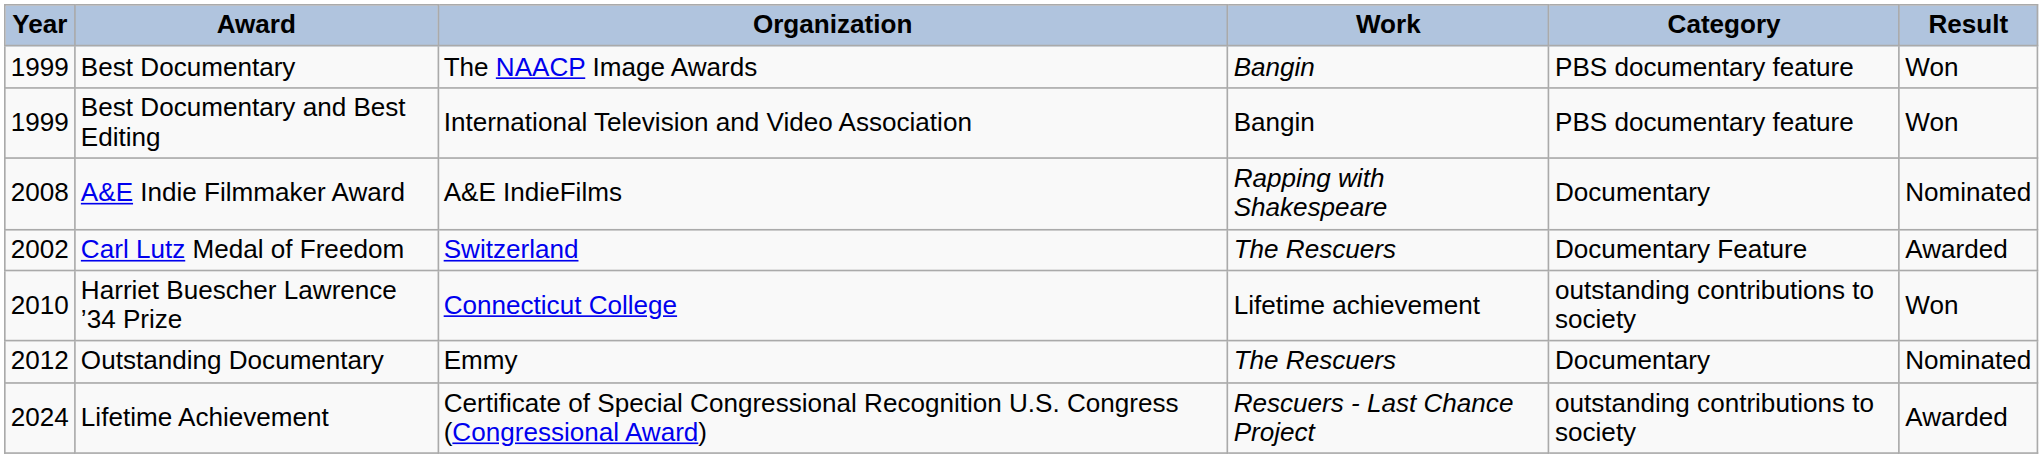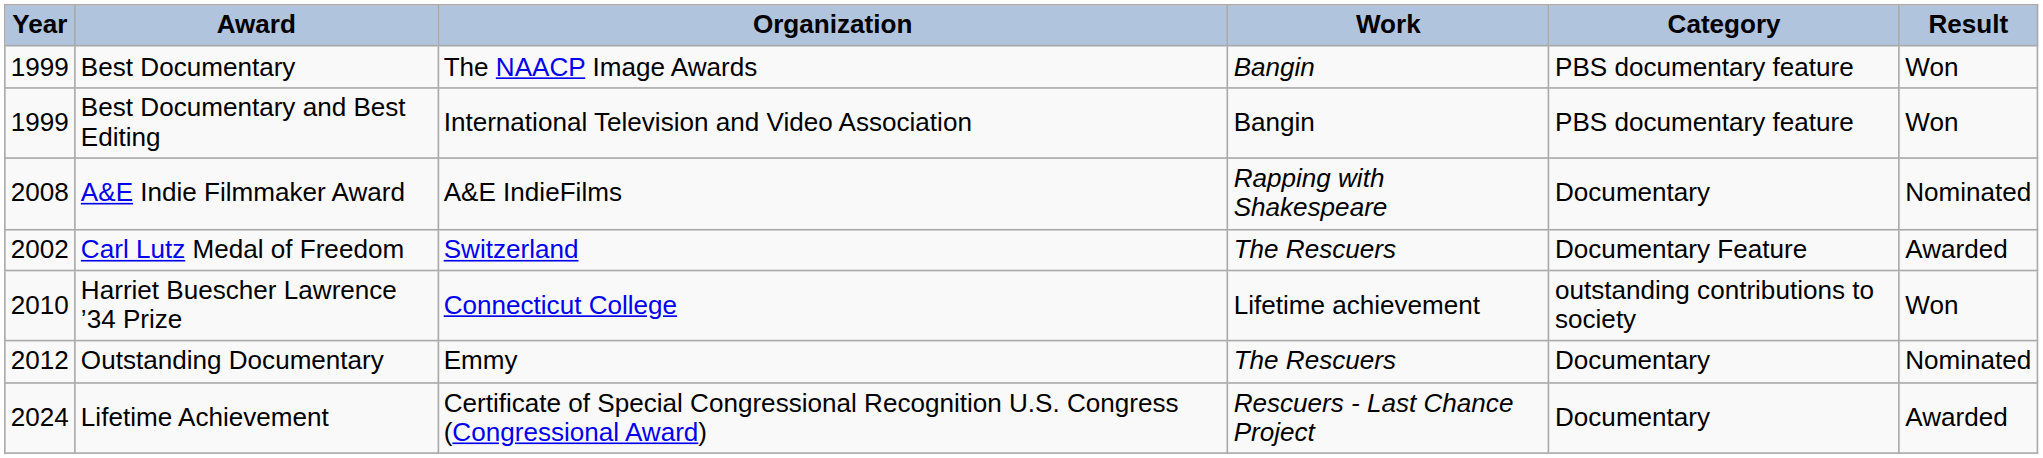(1714, 417) outstanding contributions to society -> (1633, 417) Documentary
